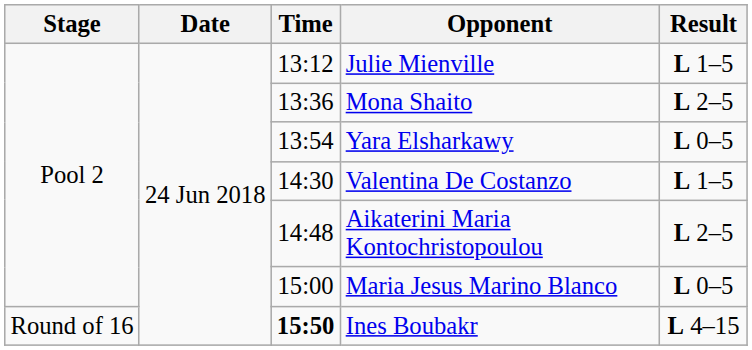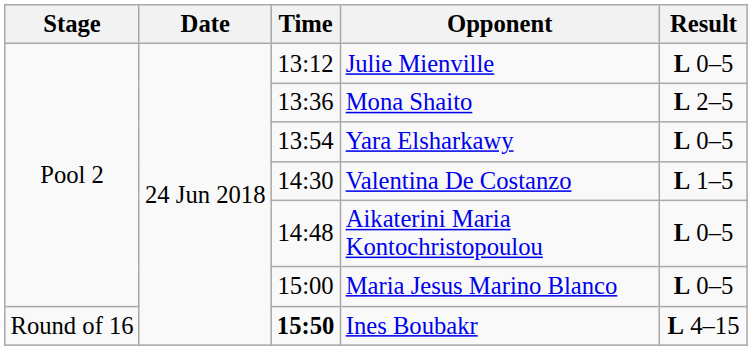(704, 63) L 1–5 -> (704, 63) L 0–5
(704, 233) L 2–5 -> (704, 233) L 0–5
